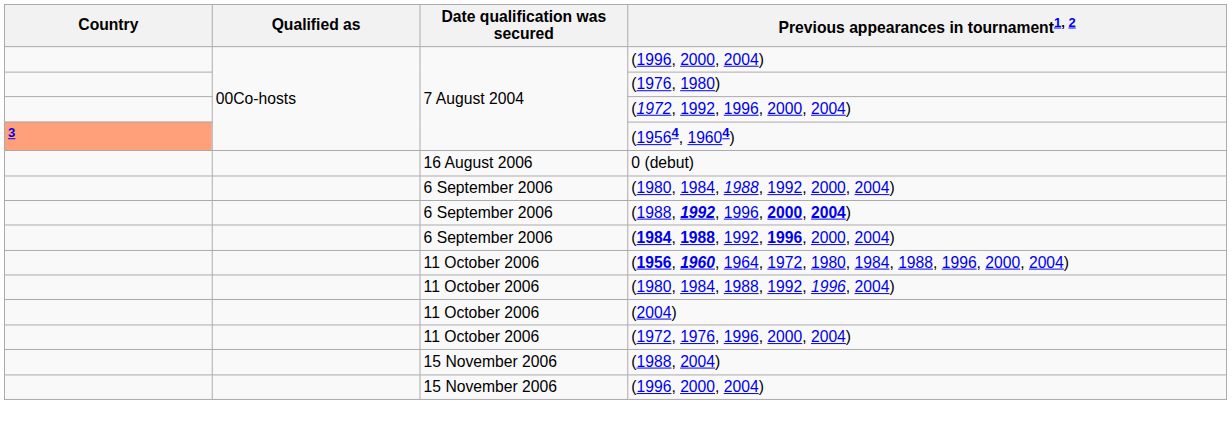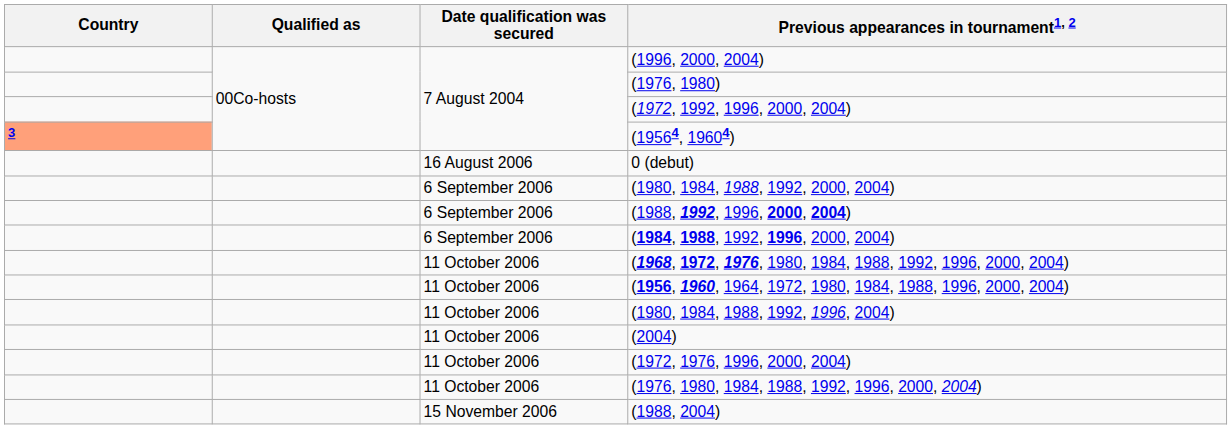+ row: (481, 262)
+ row: (481, 386)
- row: (490, 386)
